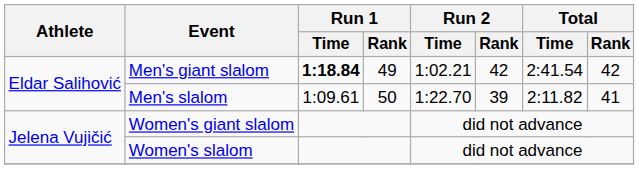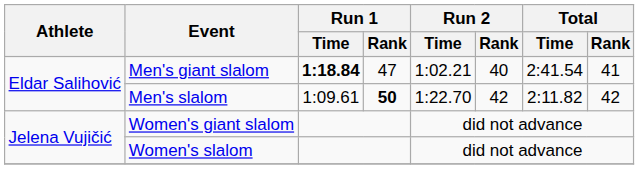(387, 71) 49 -> (387, 71) 47
(499, 71) 42 -> (499, 71) 40
(611, 71) 42 -> (611, 71) 41
(387, 97) normal -> (387, 97) bold
(499, 97) 39 -> (499, 97) 42
(611, 97) 41 -> (611, 97) 42
